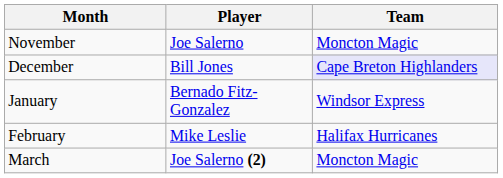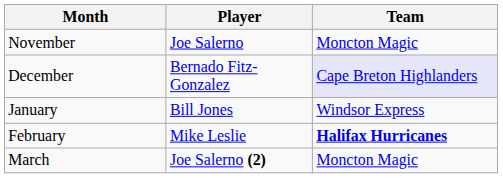(201, 67) Bill Jones -> (214, 76) Bernado Fitz-Gonzalez
(214, 101) Bernado Fitz-Gonzalez -> (201, 110) Bill Jones
(377, 135) normal -> (382, 135) bold
